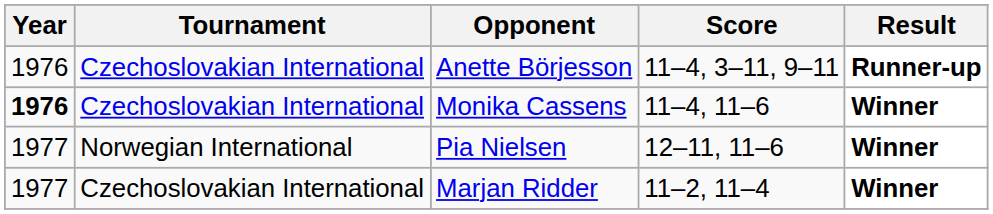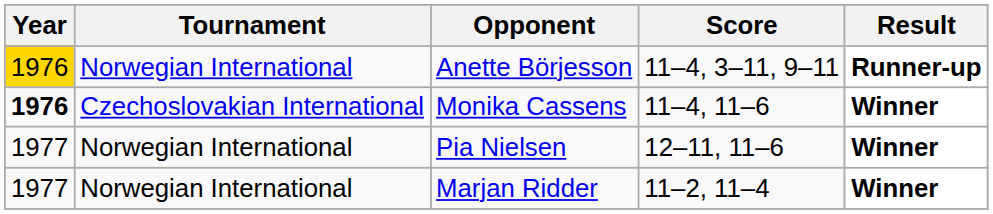(40, 66) no background -> (40, 66) gold background
(252, 66) Czechoslovakian International -> (216, 66) Norwegian International
(252, 189) Czechoslovakian International -> (216, 189) Norwegian International
